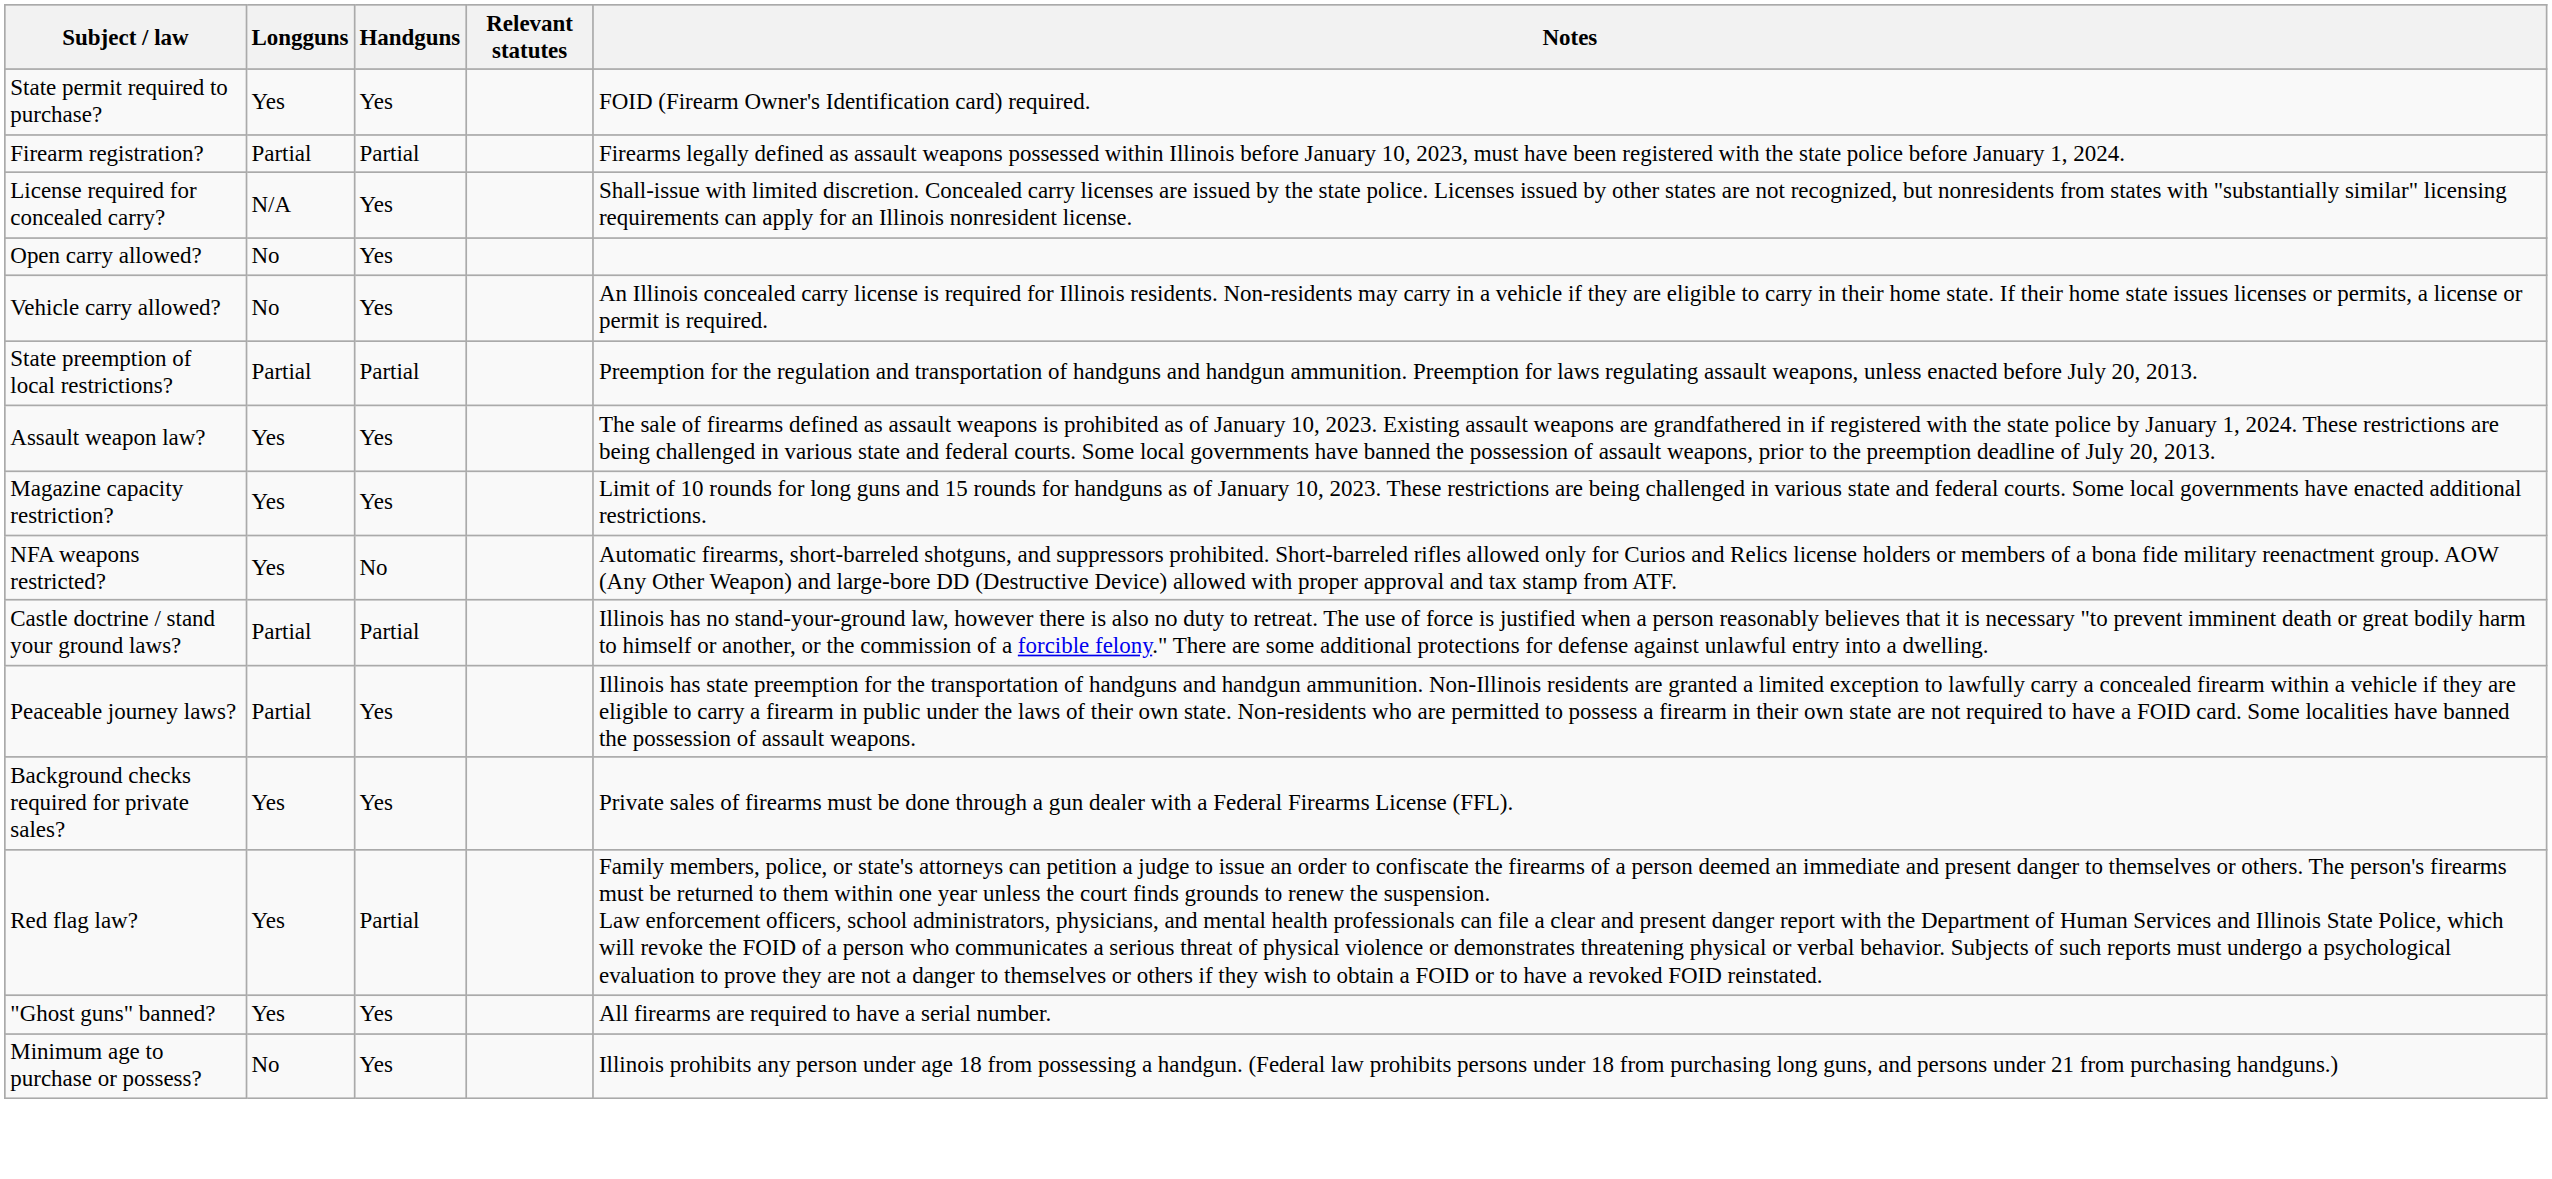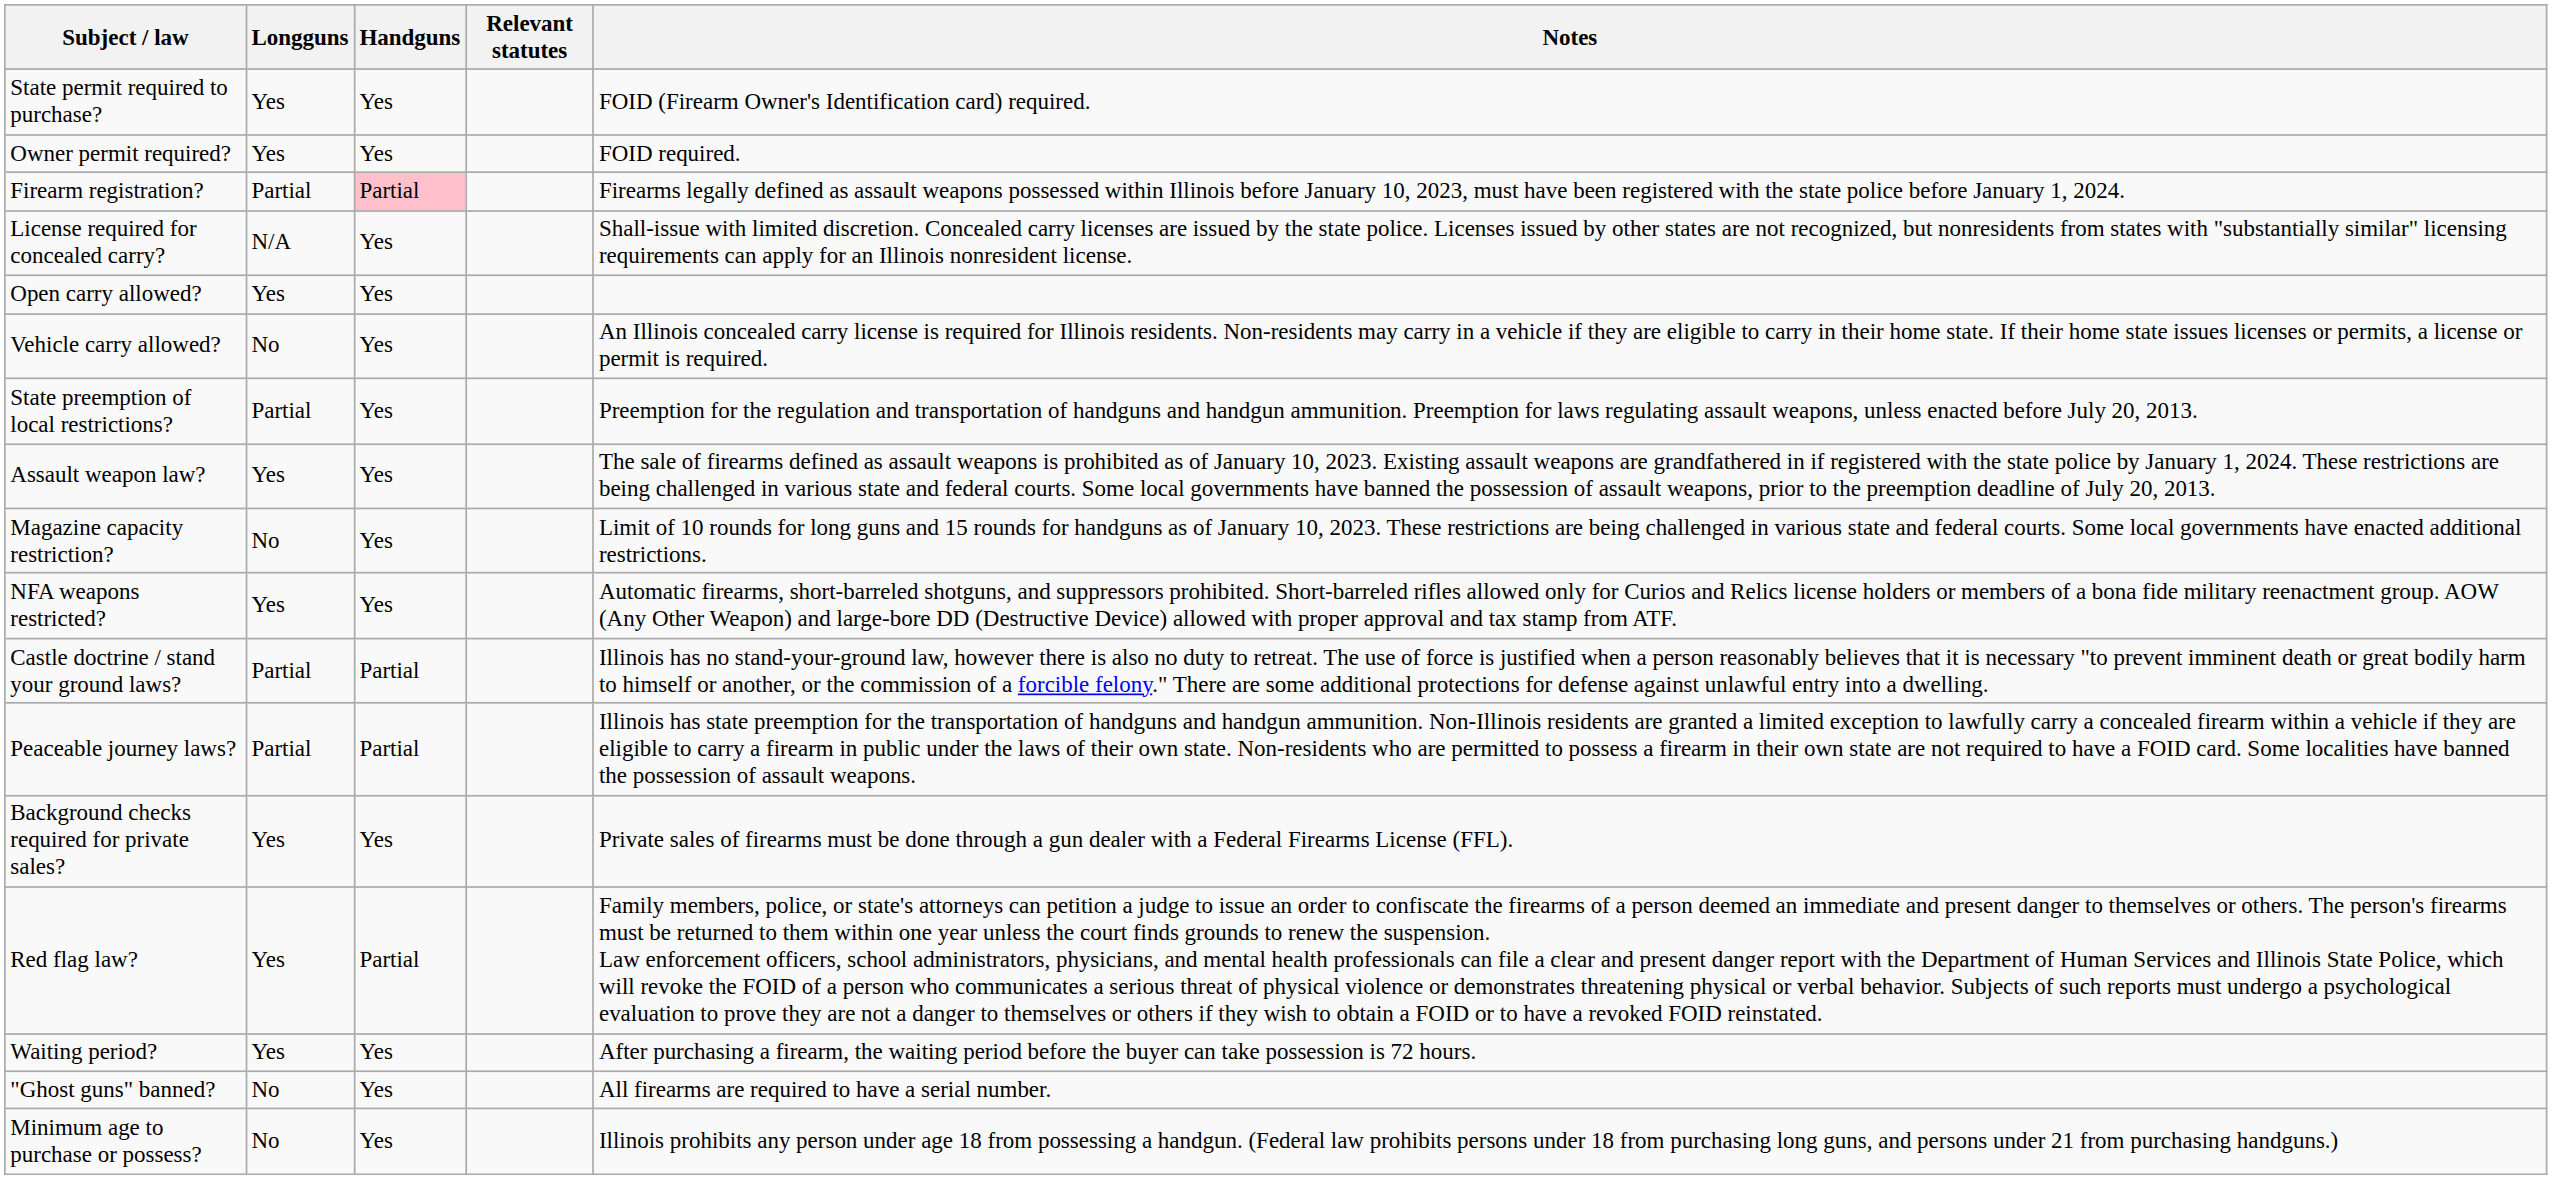+ row: (121, 152)
(389, 152) no background -> (389, 190) pink background
(266, 255) No -> (268, 293) Yes
(389, 372) Partial -> (376, 410) Yes
(268, 502) Yes -> (266, 540) No
(373, 567) No -> (376, 605) Yes
(376, 710) Yes -> (389, 748) Partial
+ row: (84, 1051)
(268, 1013) Yes -> (266, 1089) No
